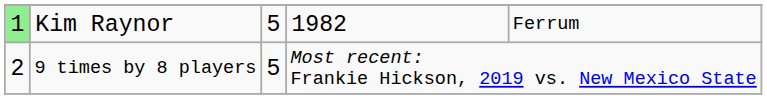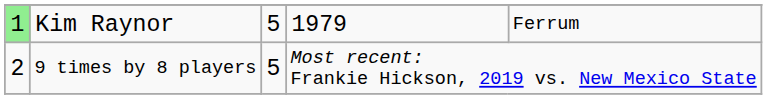(319, 24) 1982 -> (319, 24) 1979
